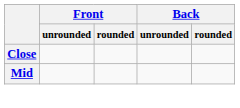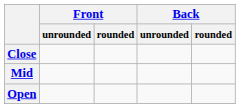+ row: (22, 93)
